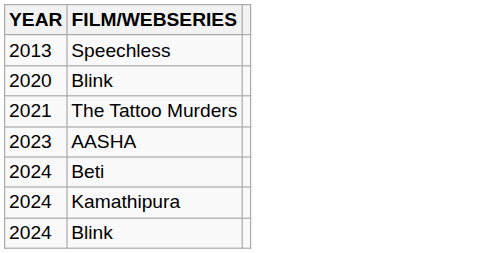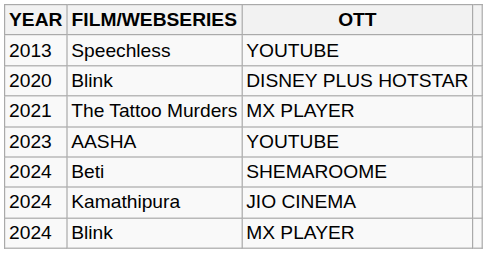+ column: (357, 19)
